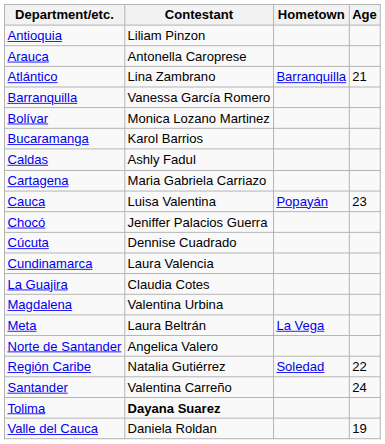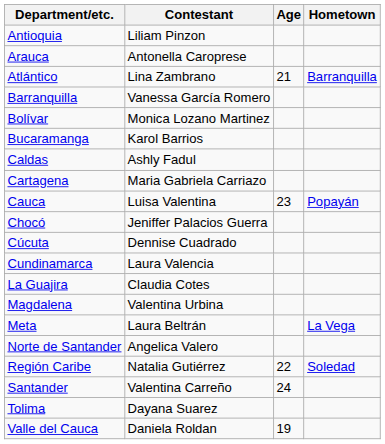columns swapped: (365, 15) <-> (311, 15)
(174, 408) bold -> (173, 408) normal
